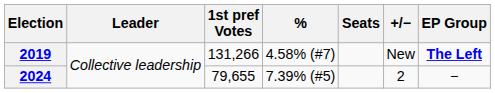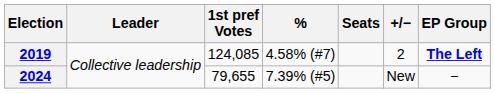(233, 54) 131,266 -> (233, 54) 124,085
(401, 54) New -> (401, 54) 2
(401, 76) 2 -> (401, 76) New
